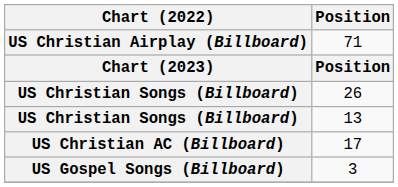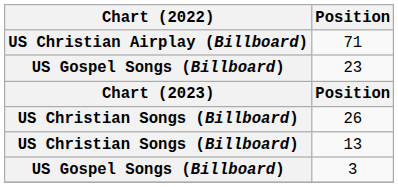+ row: (353, 68)
- row: (353, 144)
